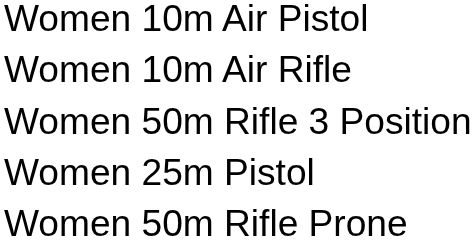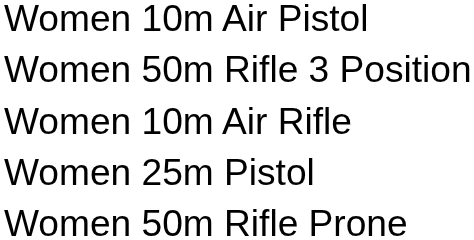rows swapped: (178, 70) <-> (238, 121)
